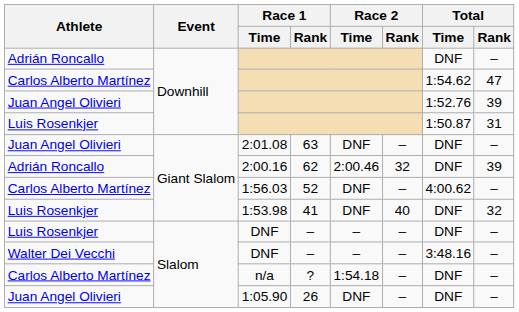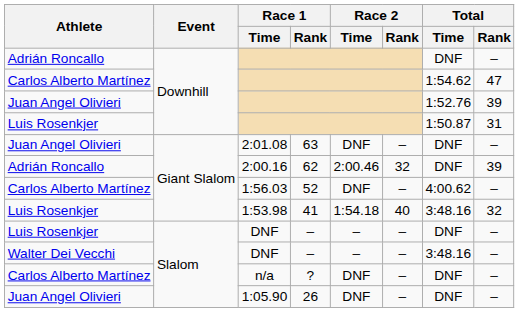(356, 210) DNF -> (356, 210) 1:54.18
(448, 210) DNF -> (448, 210) 3:48.16
(356, 275) 1:54.18 -> (356, 275) DNF
